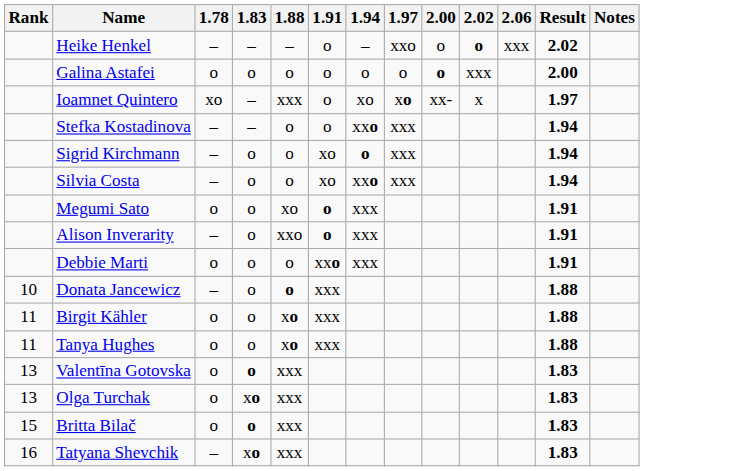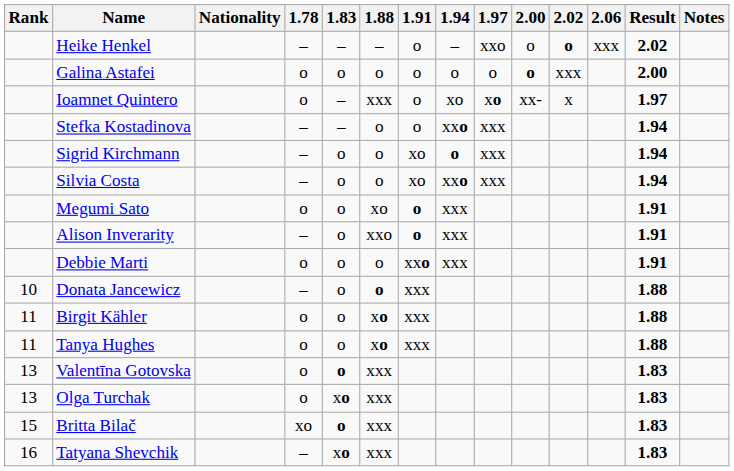+ column: (240, 18)
(214, 99) xo -> (303, 99) o
(214, 425) o -> (303, 425) xo
